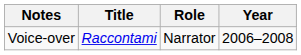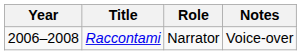columns swapped: (258, 15) <-> (41, 15)
